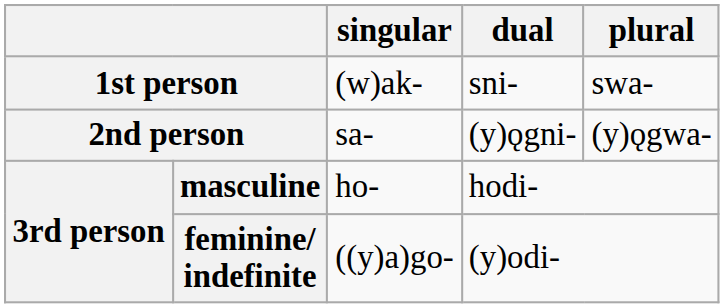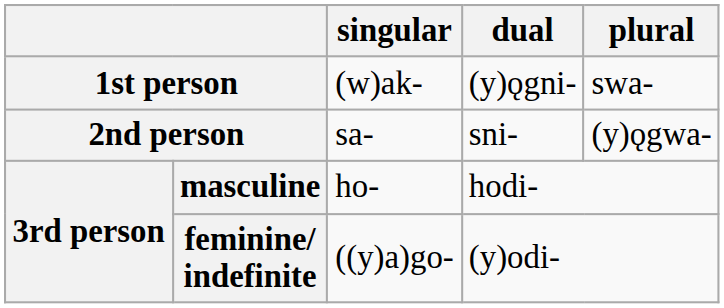(493, 82) sni- -> (523, 82) (y)ǫgni-
(523, 134) (y)ǫgni- -> (493, 134) sni-
